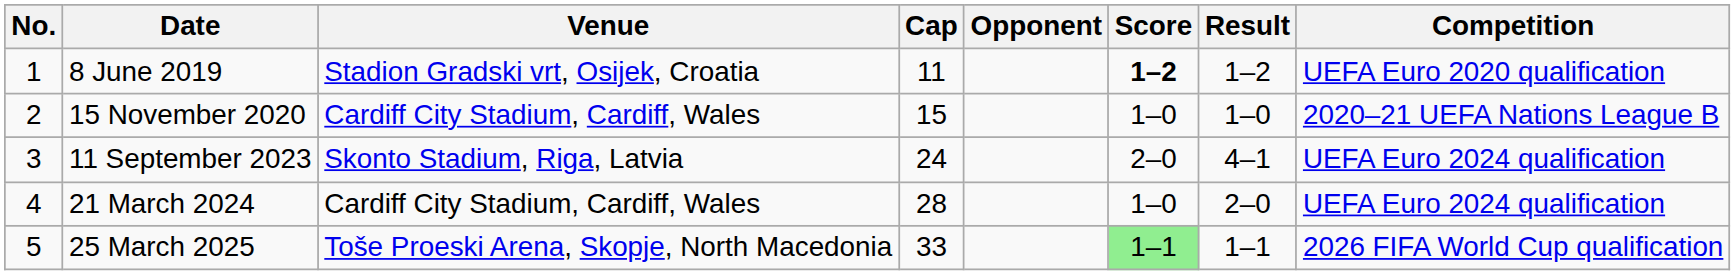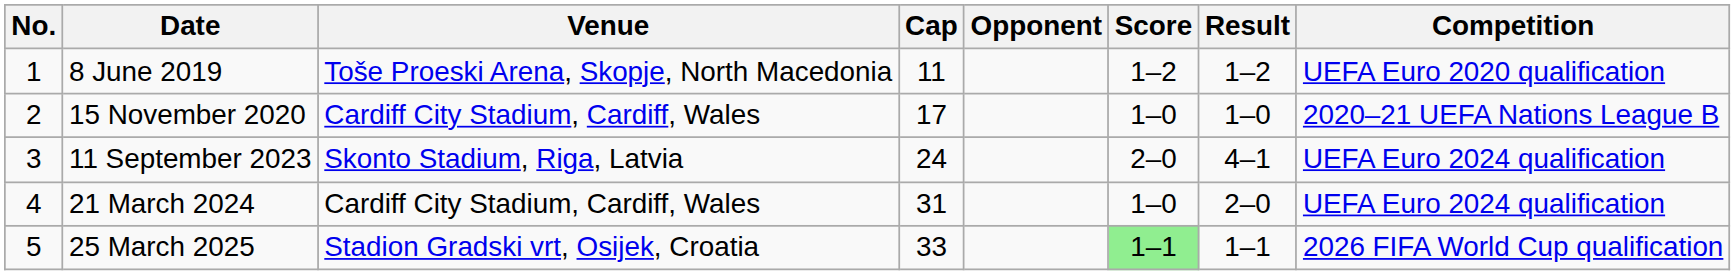(542, 70) Stadion Gradski vrt, Osijek, Croatia -> (608, 70) Toše Proeski Arena, Skopje, North Macedonia
(1153, 70) bold -> (1153, 70) normal
(931, 114) 15 -> (931, 114) 17
(931, 203) 28 -> (931, 203) 31
(608, 247) Toše Proeski Arena, Skopje, North Macedonia -> (542, 247) Stadion Gradski vrt, Osijek, Croatia
